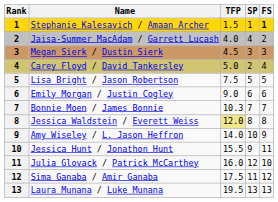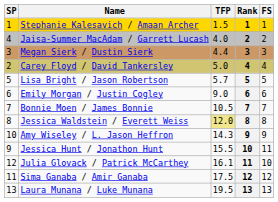columns swapped: (17, 11) <-> (252, 11)
(264, 25) bold -> (264, 25) normal
(231, 53) 4.5 -> (220, 53) 4.4
(231, 80) 7.5 -> (220, 80) 5.7
(233, 108) 10.3 -> (223, 108) 10.5
(233, 135) 14.0 -> (223, 135) 14.3
(233, 163) 16.0 -> (223, 163) 16.1
